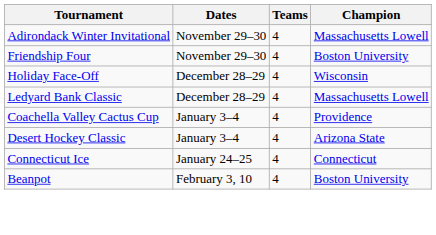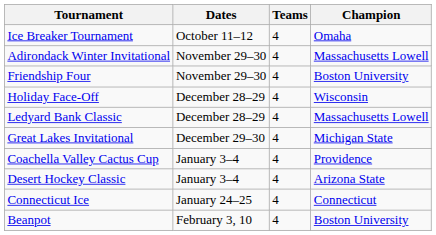+ row: (70, 35)
+ row: (70, 138)
